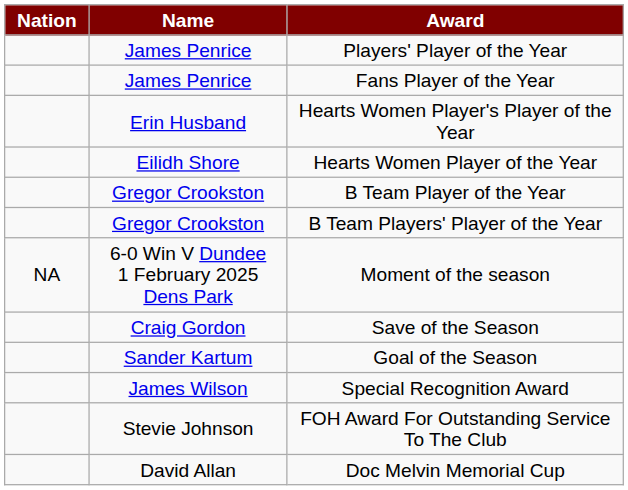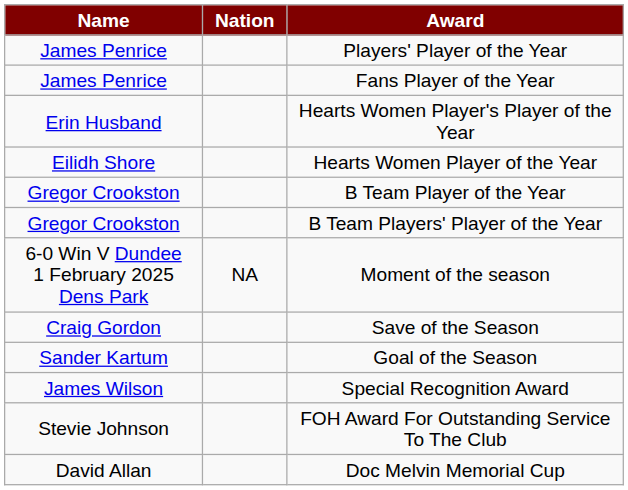columns swapped: (47, 20) <-> (188, 20)
